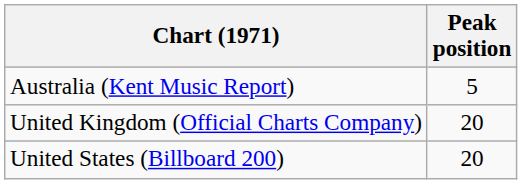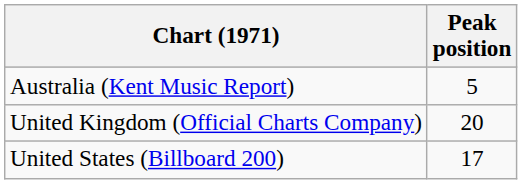(472, 159) 20 -> (472, 159) 17
